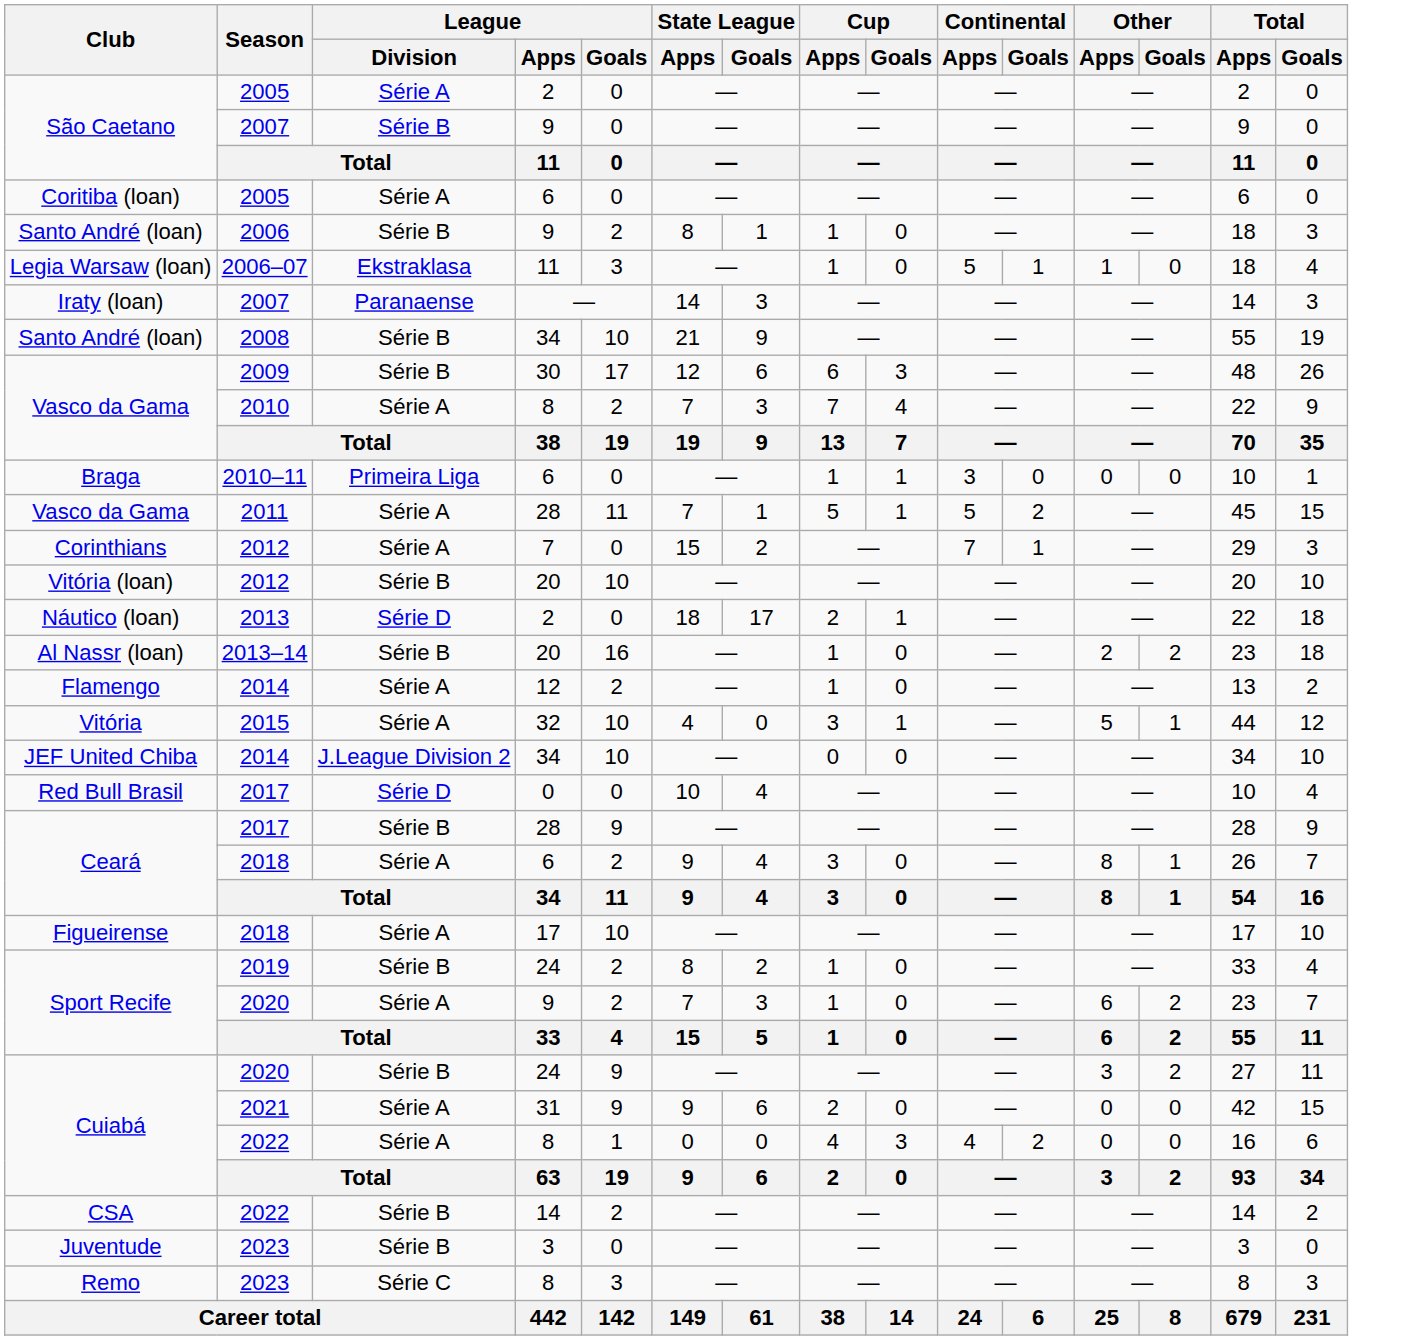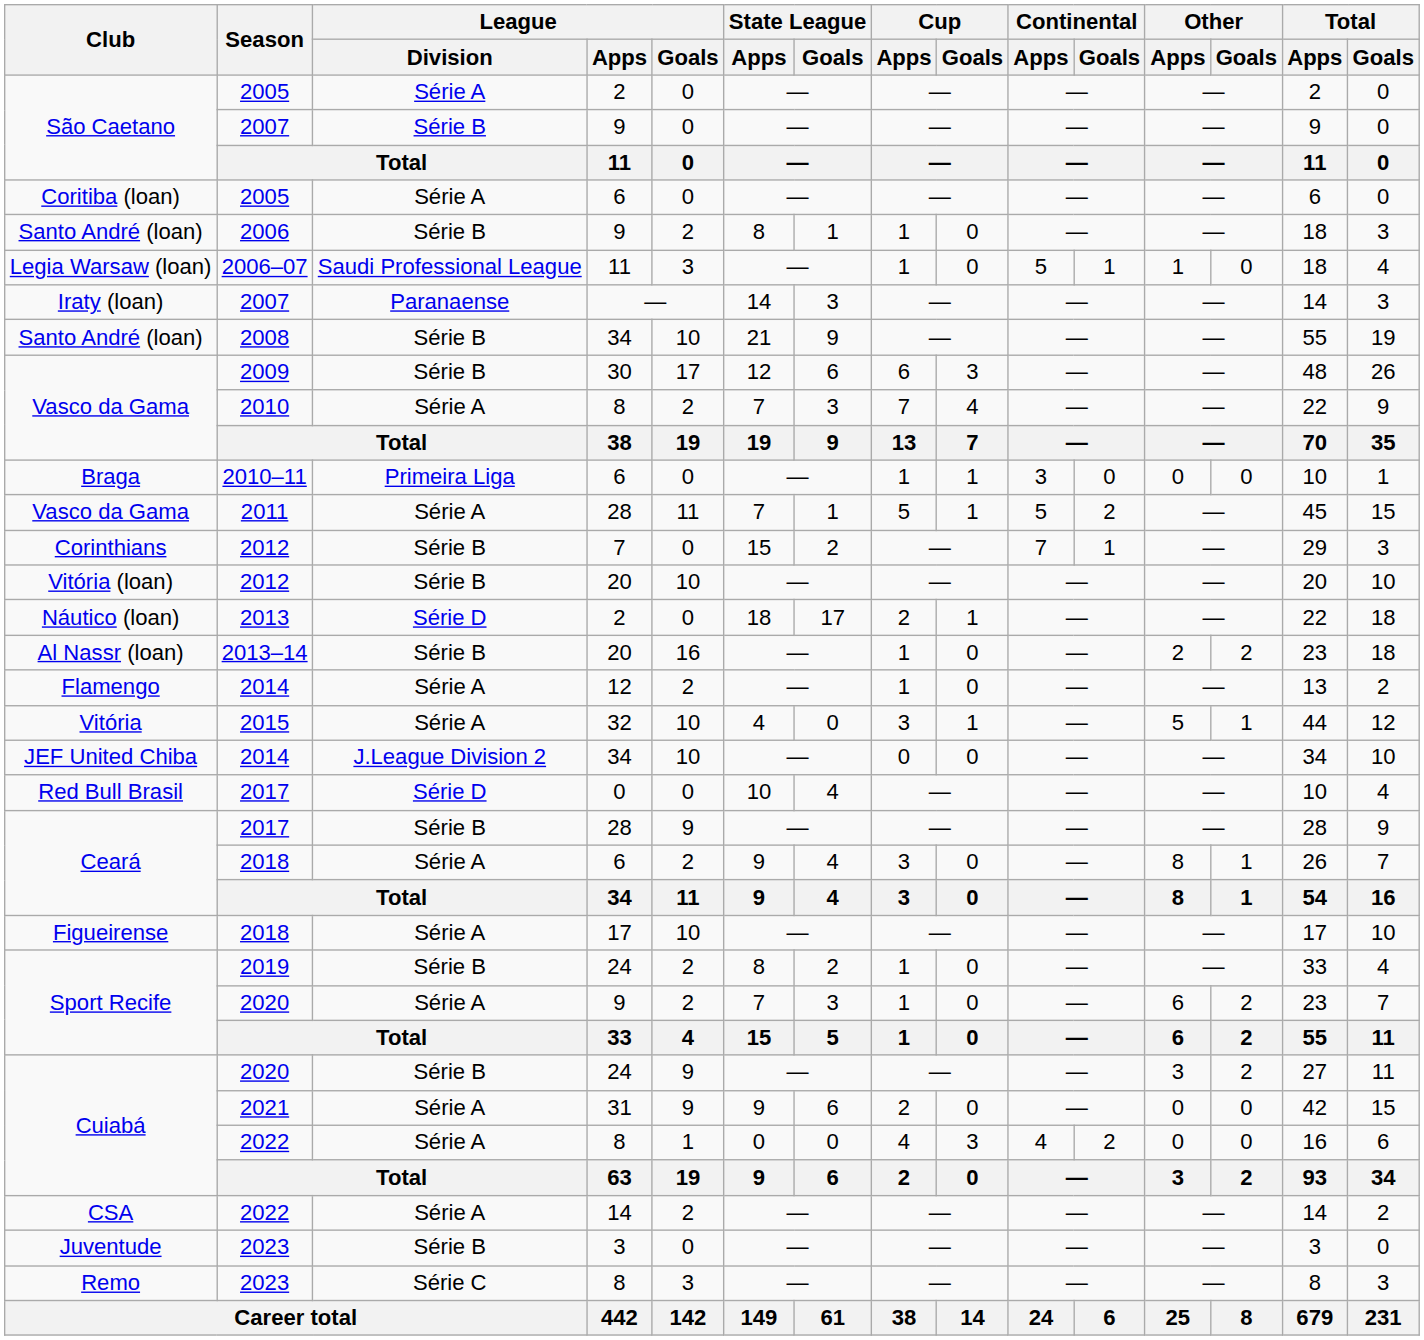(414, 267) Ekstraklasa -> (450, 267) Saudi Professional League
(414, 547) Série A -> (450, 547) Série B
(414, 1212) Série B -> (450, 1212) Série A
